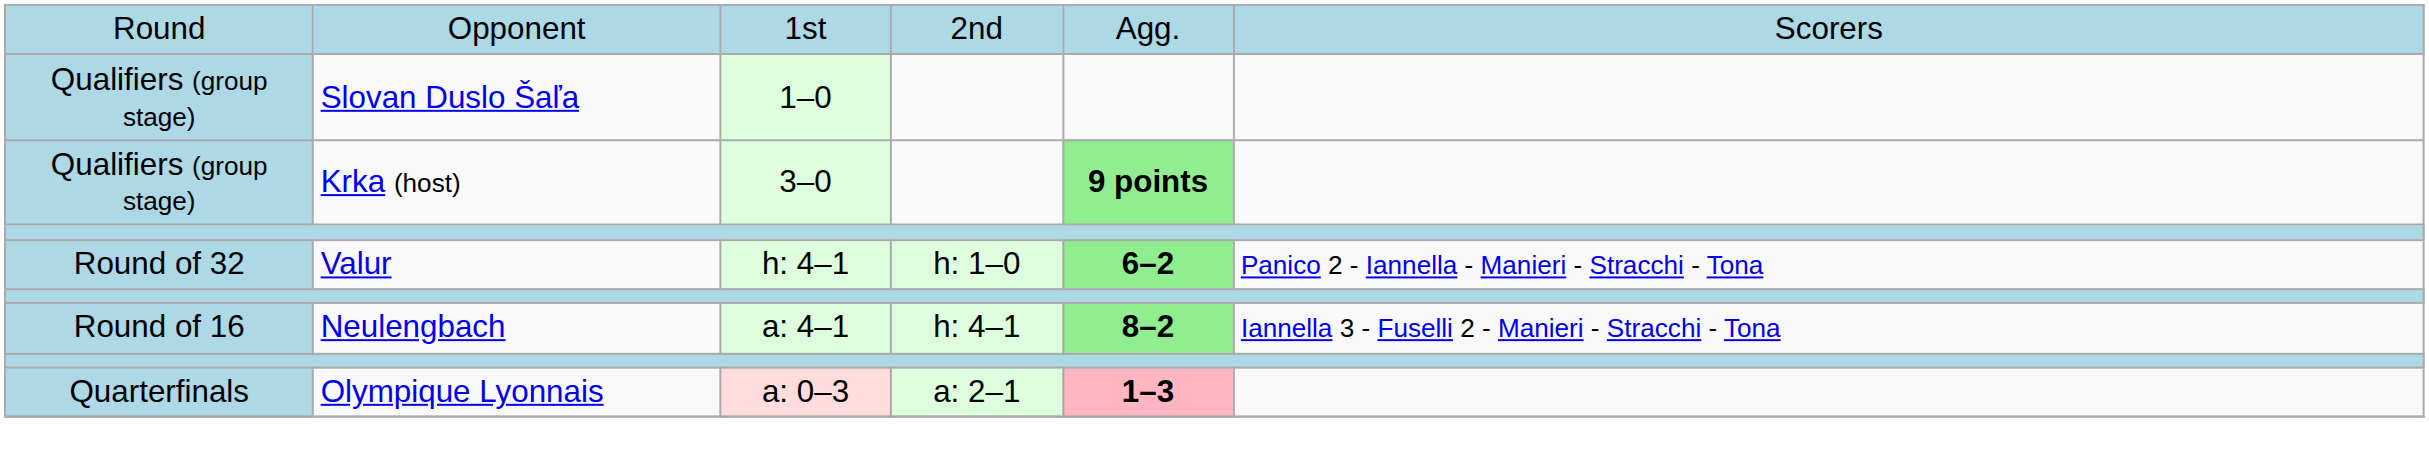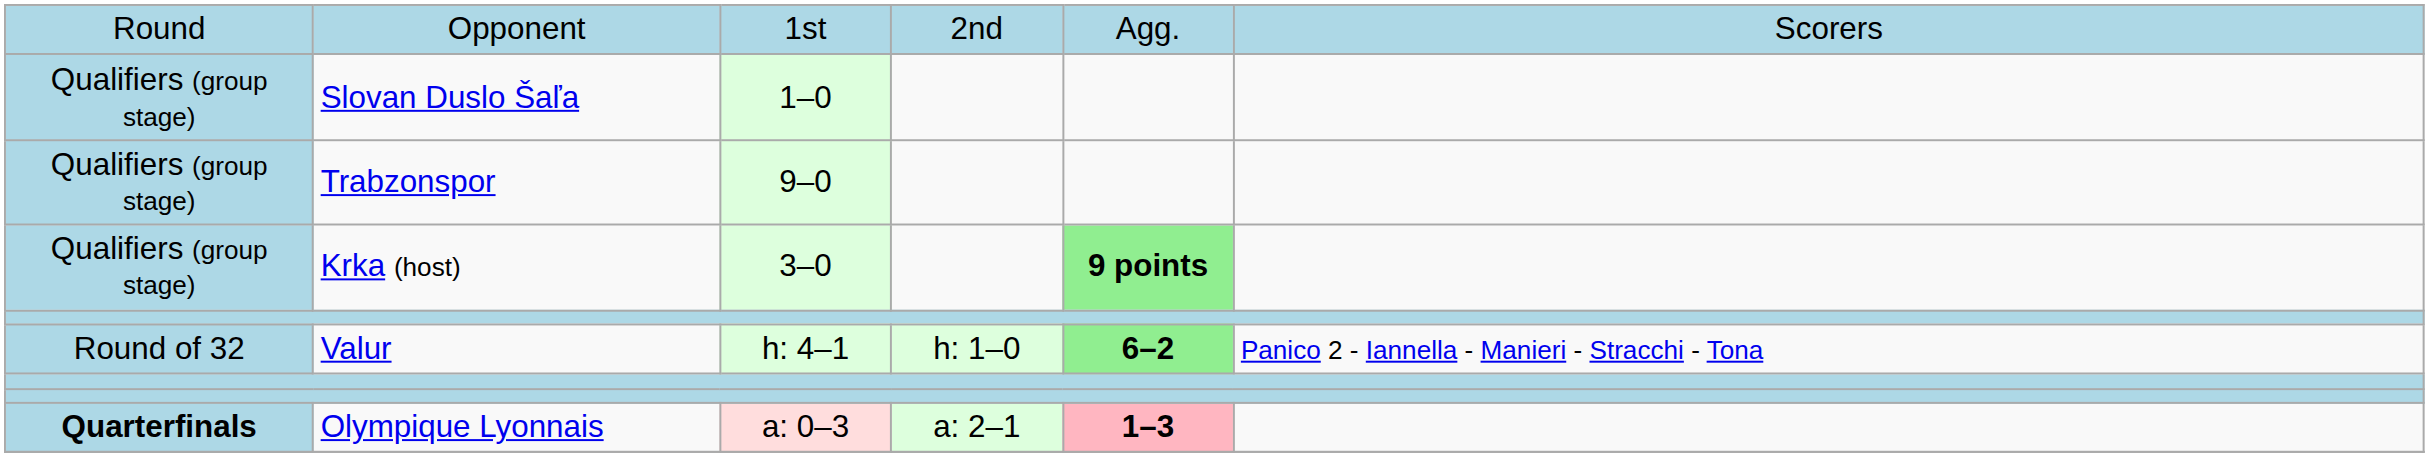+ row: (408, 181)
- row: (413, 327)
(159, 391) normal -> (159, 427) bold
